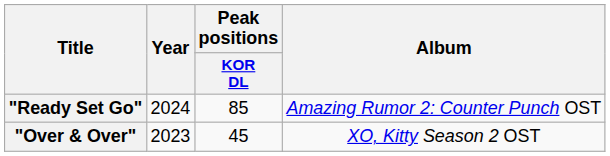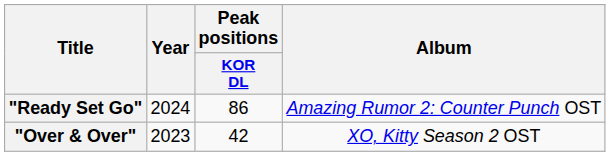(238, 108) 85 -> (238, 108) 86
(238, 136) 45 -> (238, 136) 42
